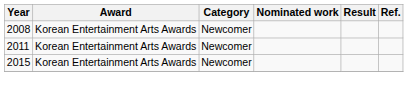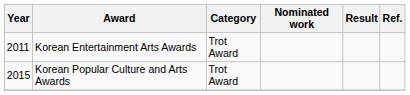- row: (19, 29)
(226, 46) Newcomer -> (223, 47) Trot Award
(116, 63) Korean Entertainment Arts Awards -> (111, 76) Korean Popular Culture and Arts Awards
(226, 63) Newcomer -> (223, 76) Trot Award
